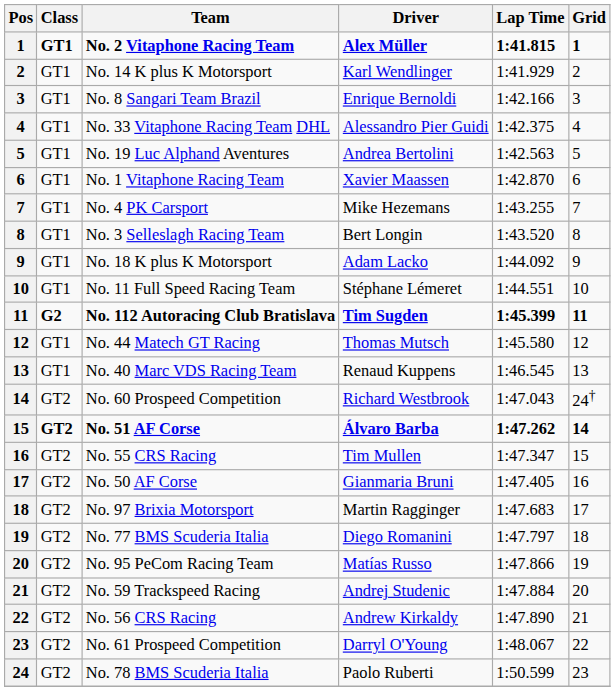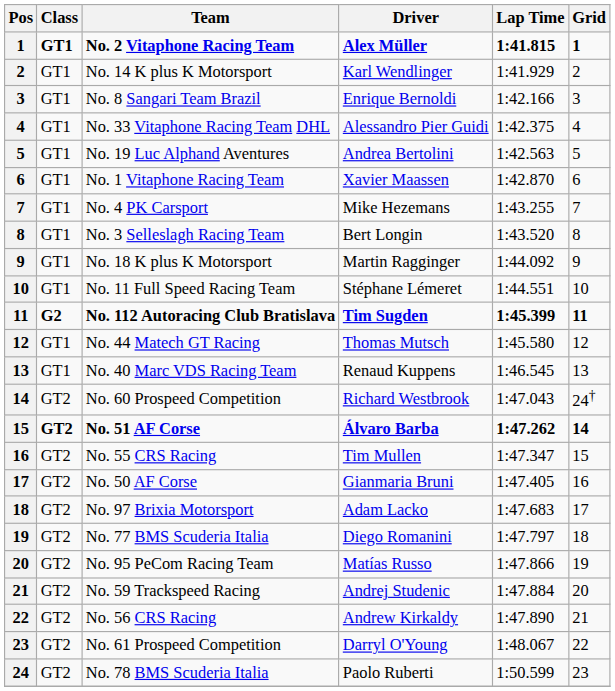(385, 262) Adam Lacko -> (401, 262) Martin Ragginger
(401, 510) Martin Ragginger -> (385, 510) Adam Lacko
